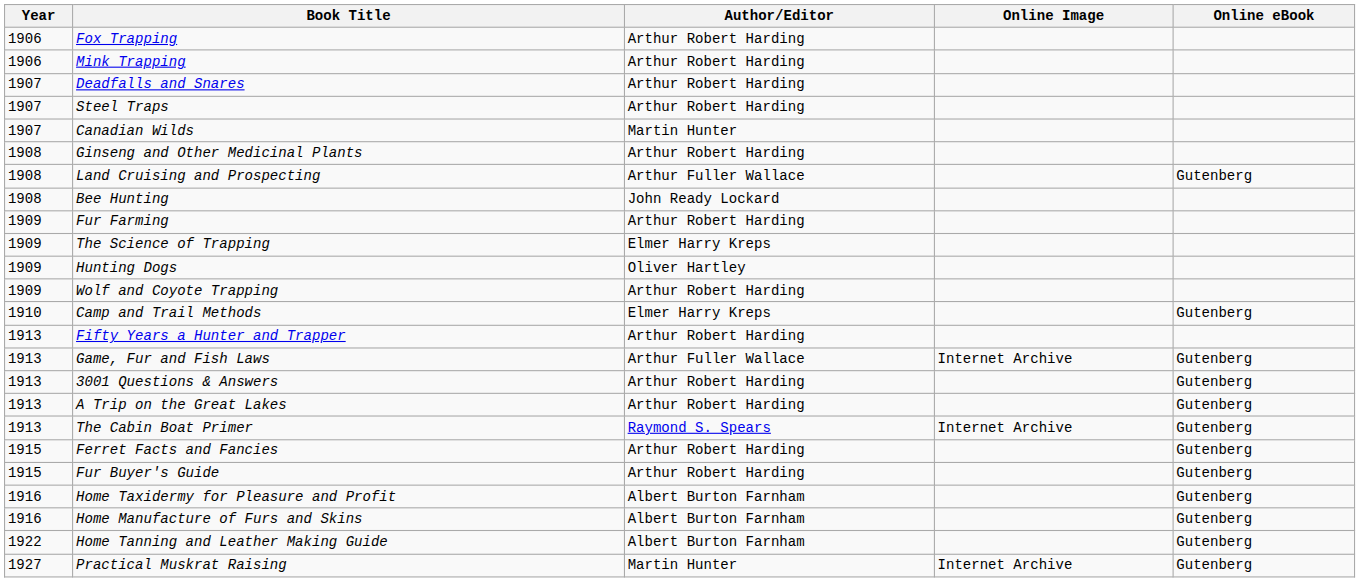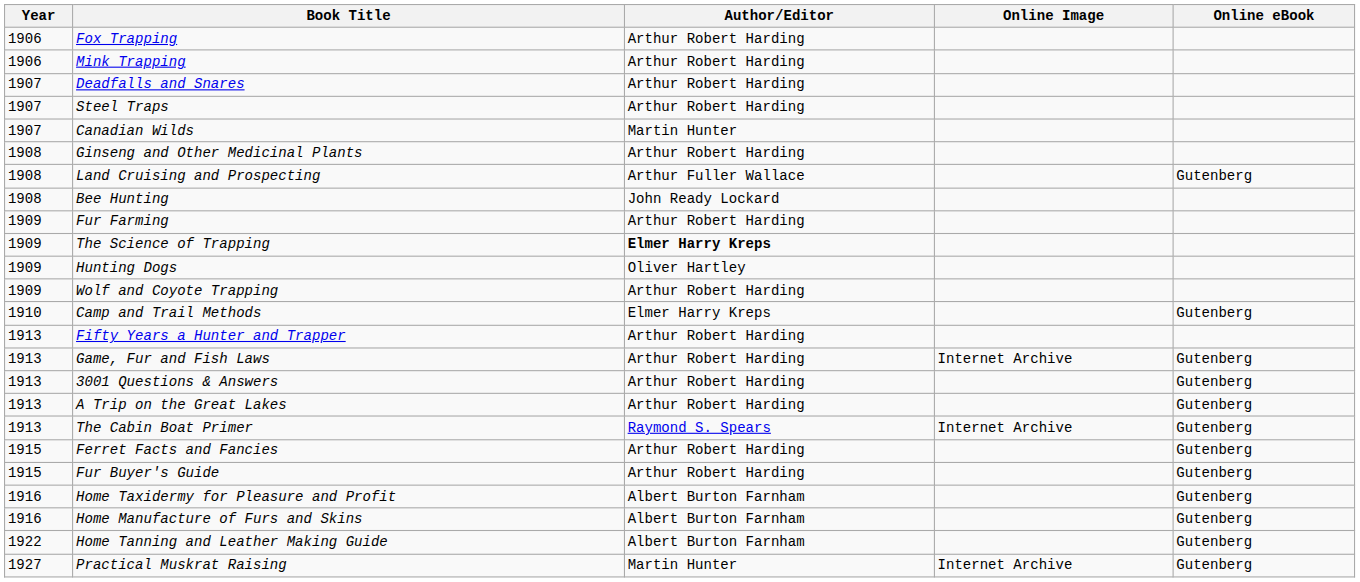(699, 245) normal -> (699, 245) bold
(716, 359) Arthur Fuller Wallace -> (716, 359) Arthur Robert Harding
